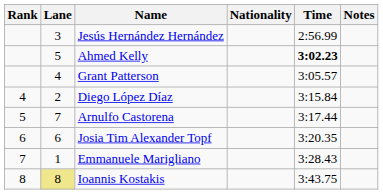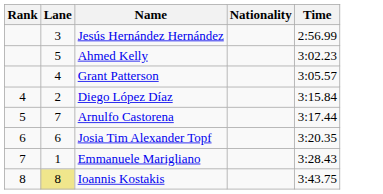- column: (359, 14)
(318, 55) bold -> (317, 55) normal
